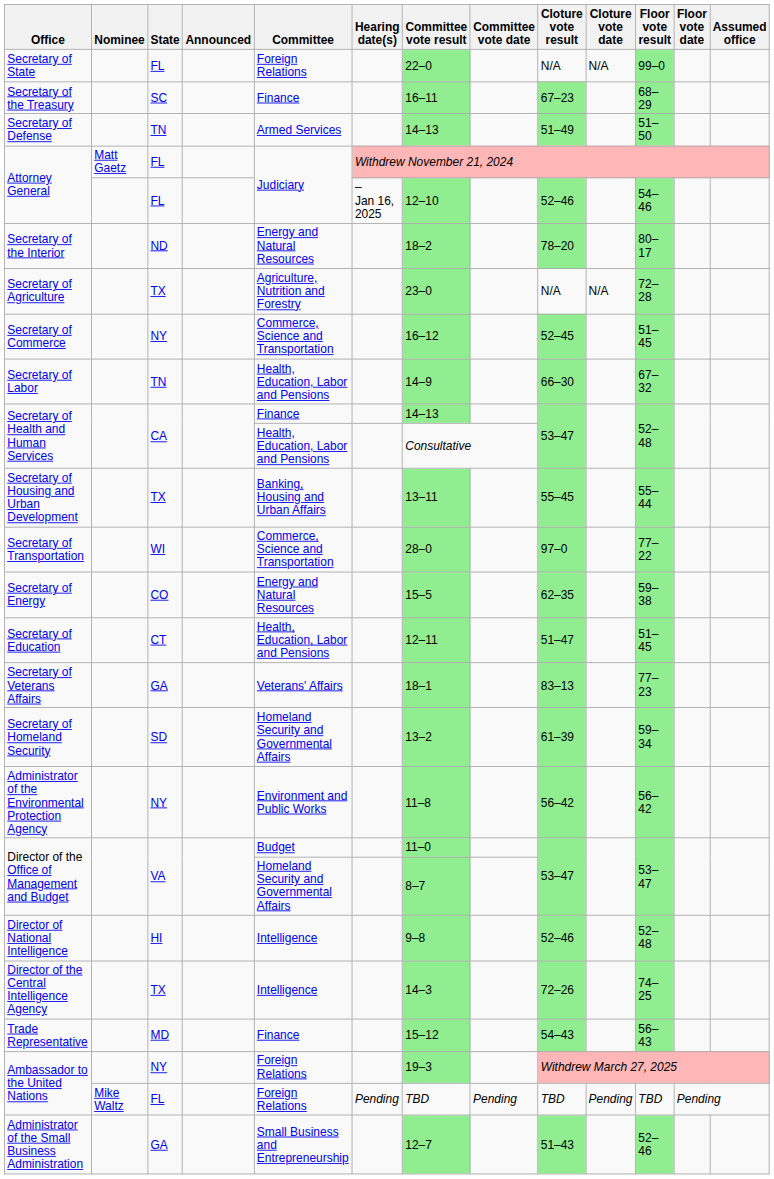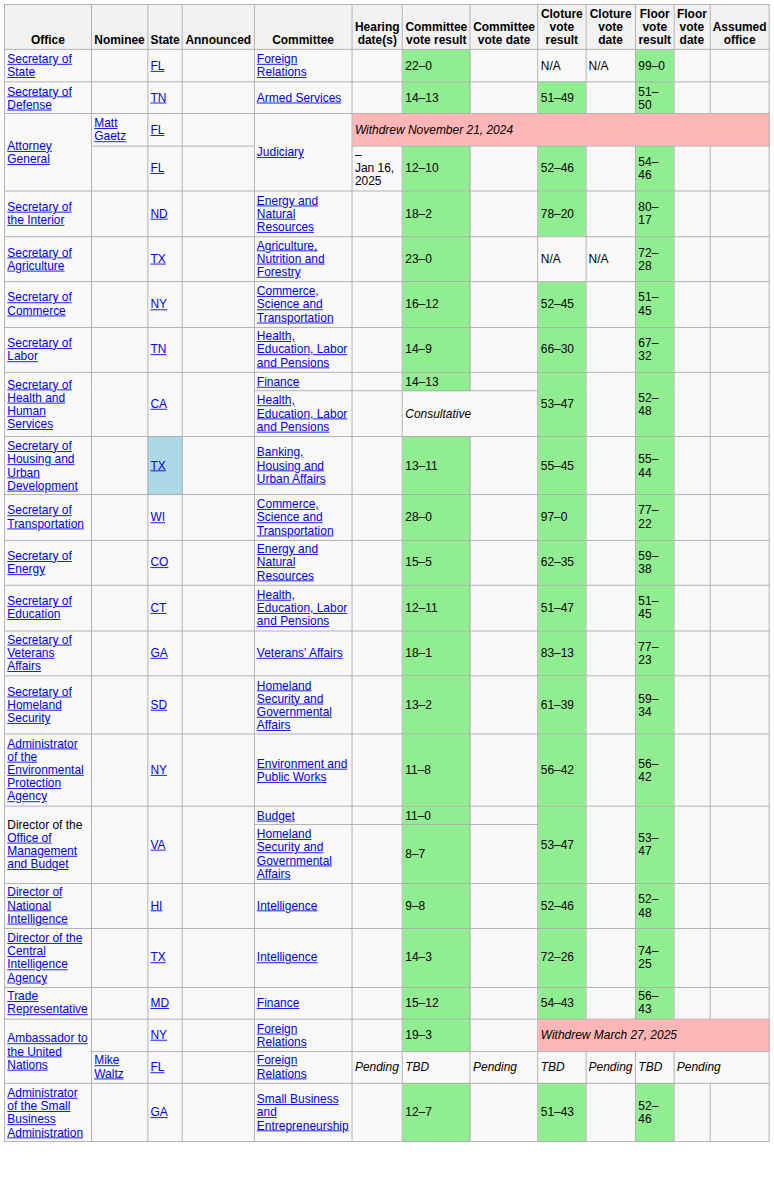- row: (41, 97)
(158, 497) no background -> (158, 465) lightblue background
